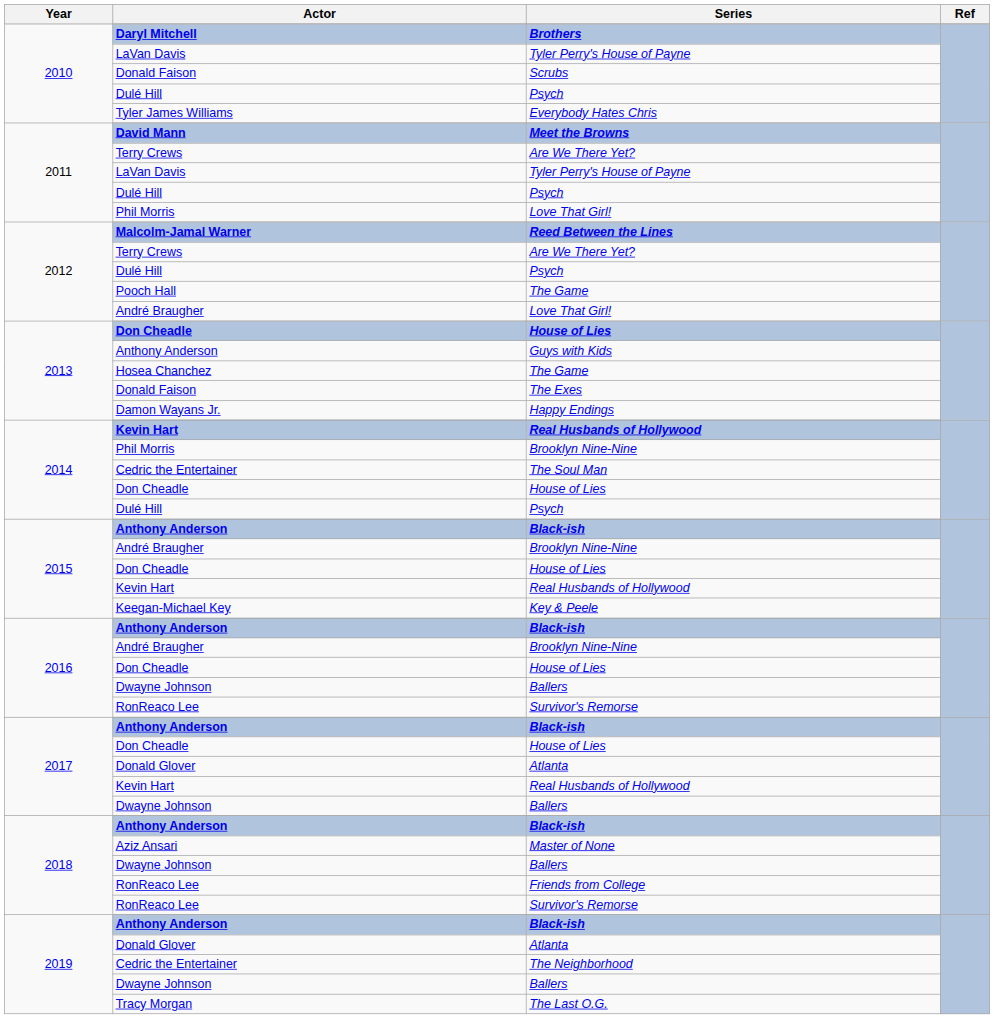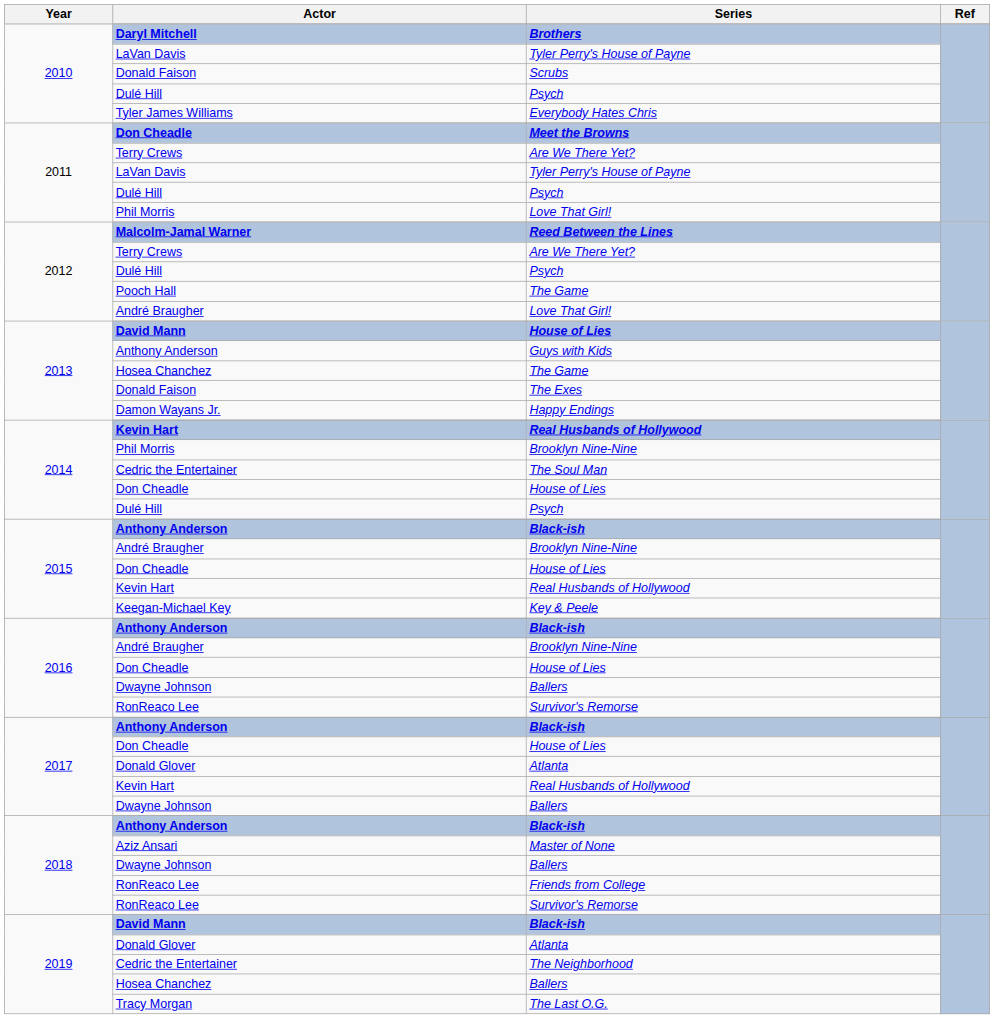(151, 133) David Mann -> (154, 133) Don Cheadle
(154, 331) Don Cheadle -> (151, 331) David Mann
(172, 924) Anthony Anderson -> (151, 924) David Mann
(163, 984) Dwayne Johnson -> (163, 984) Hosea Chanchez
